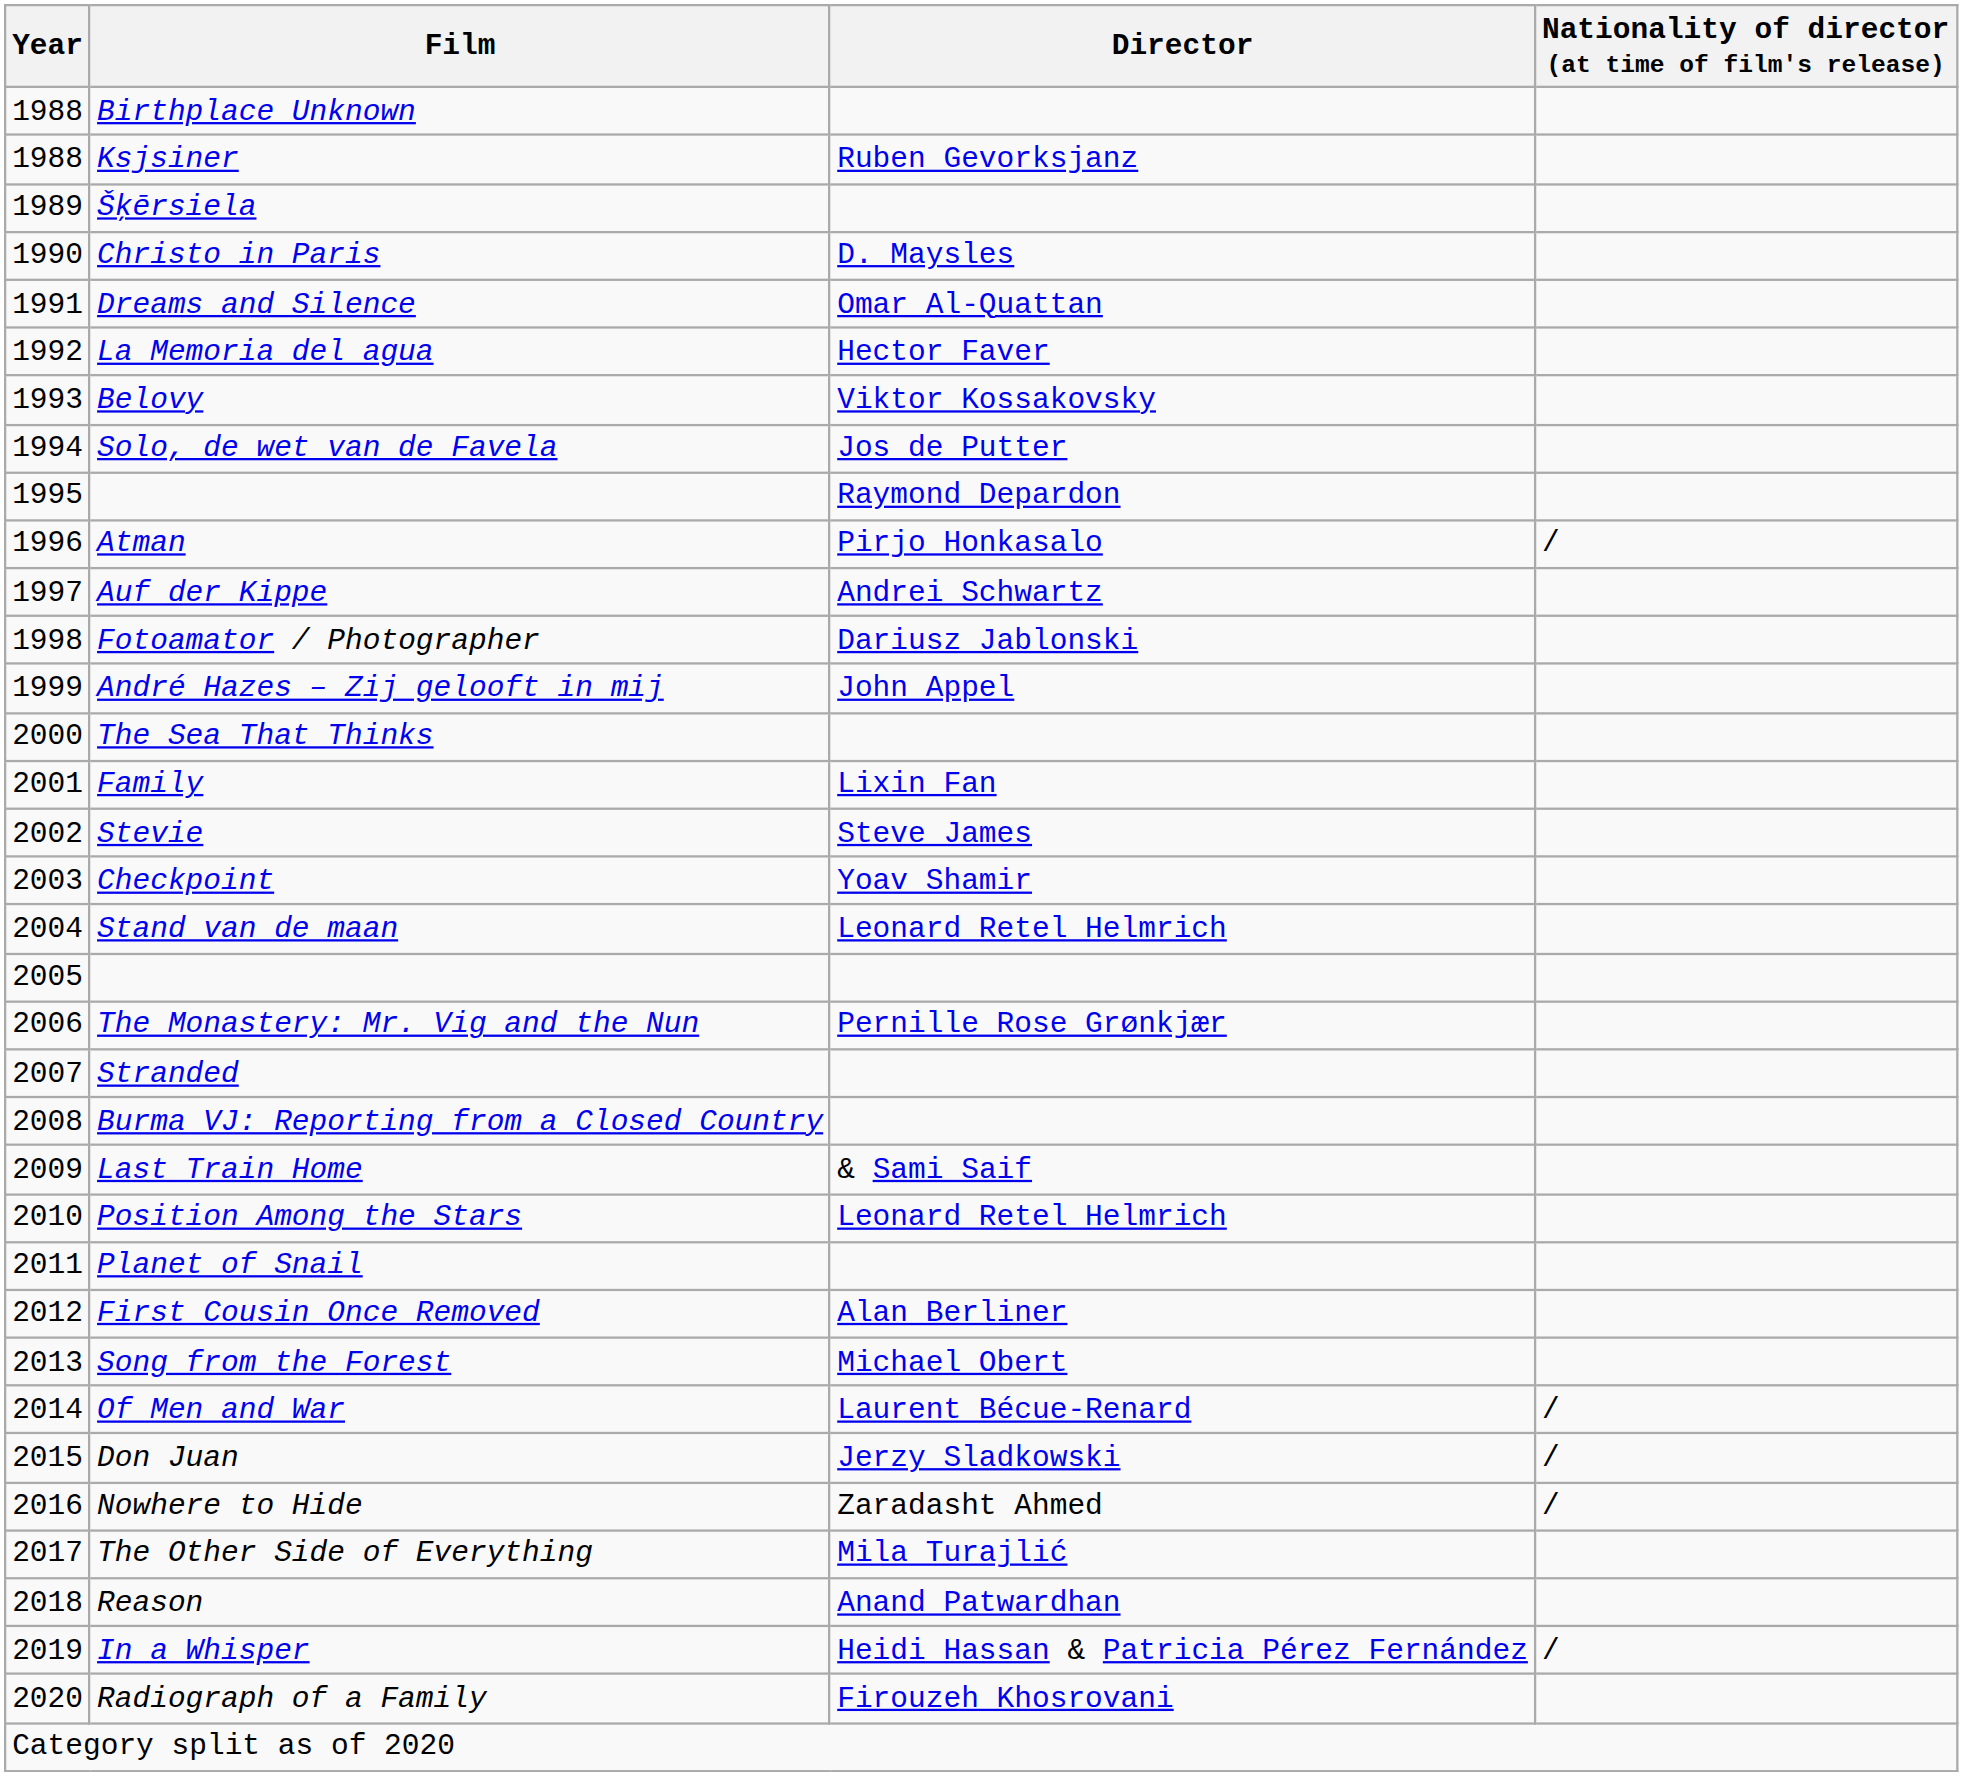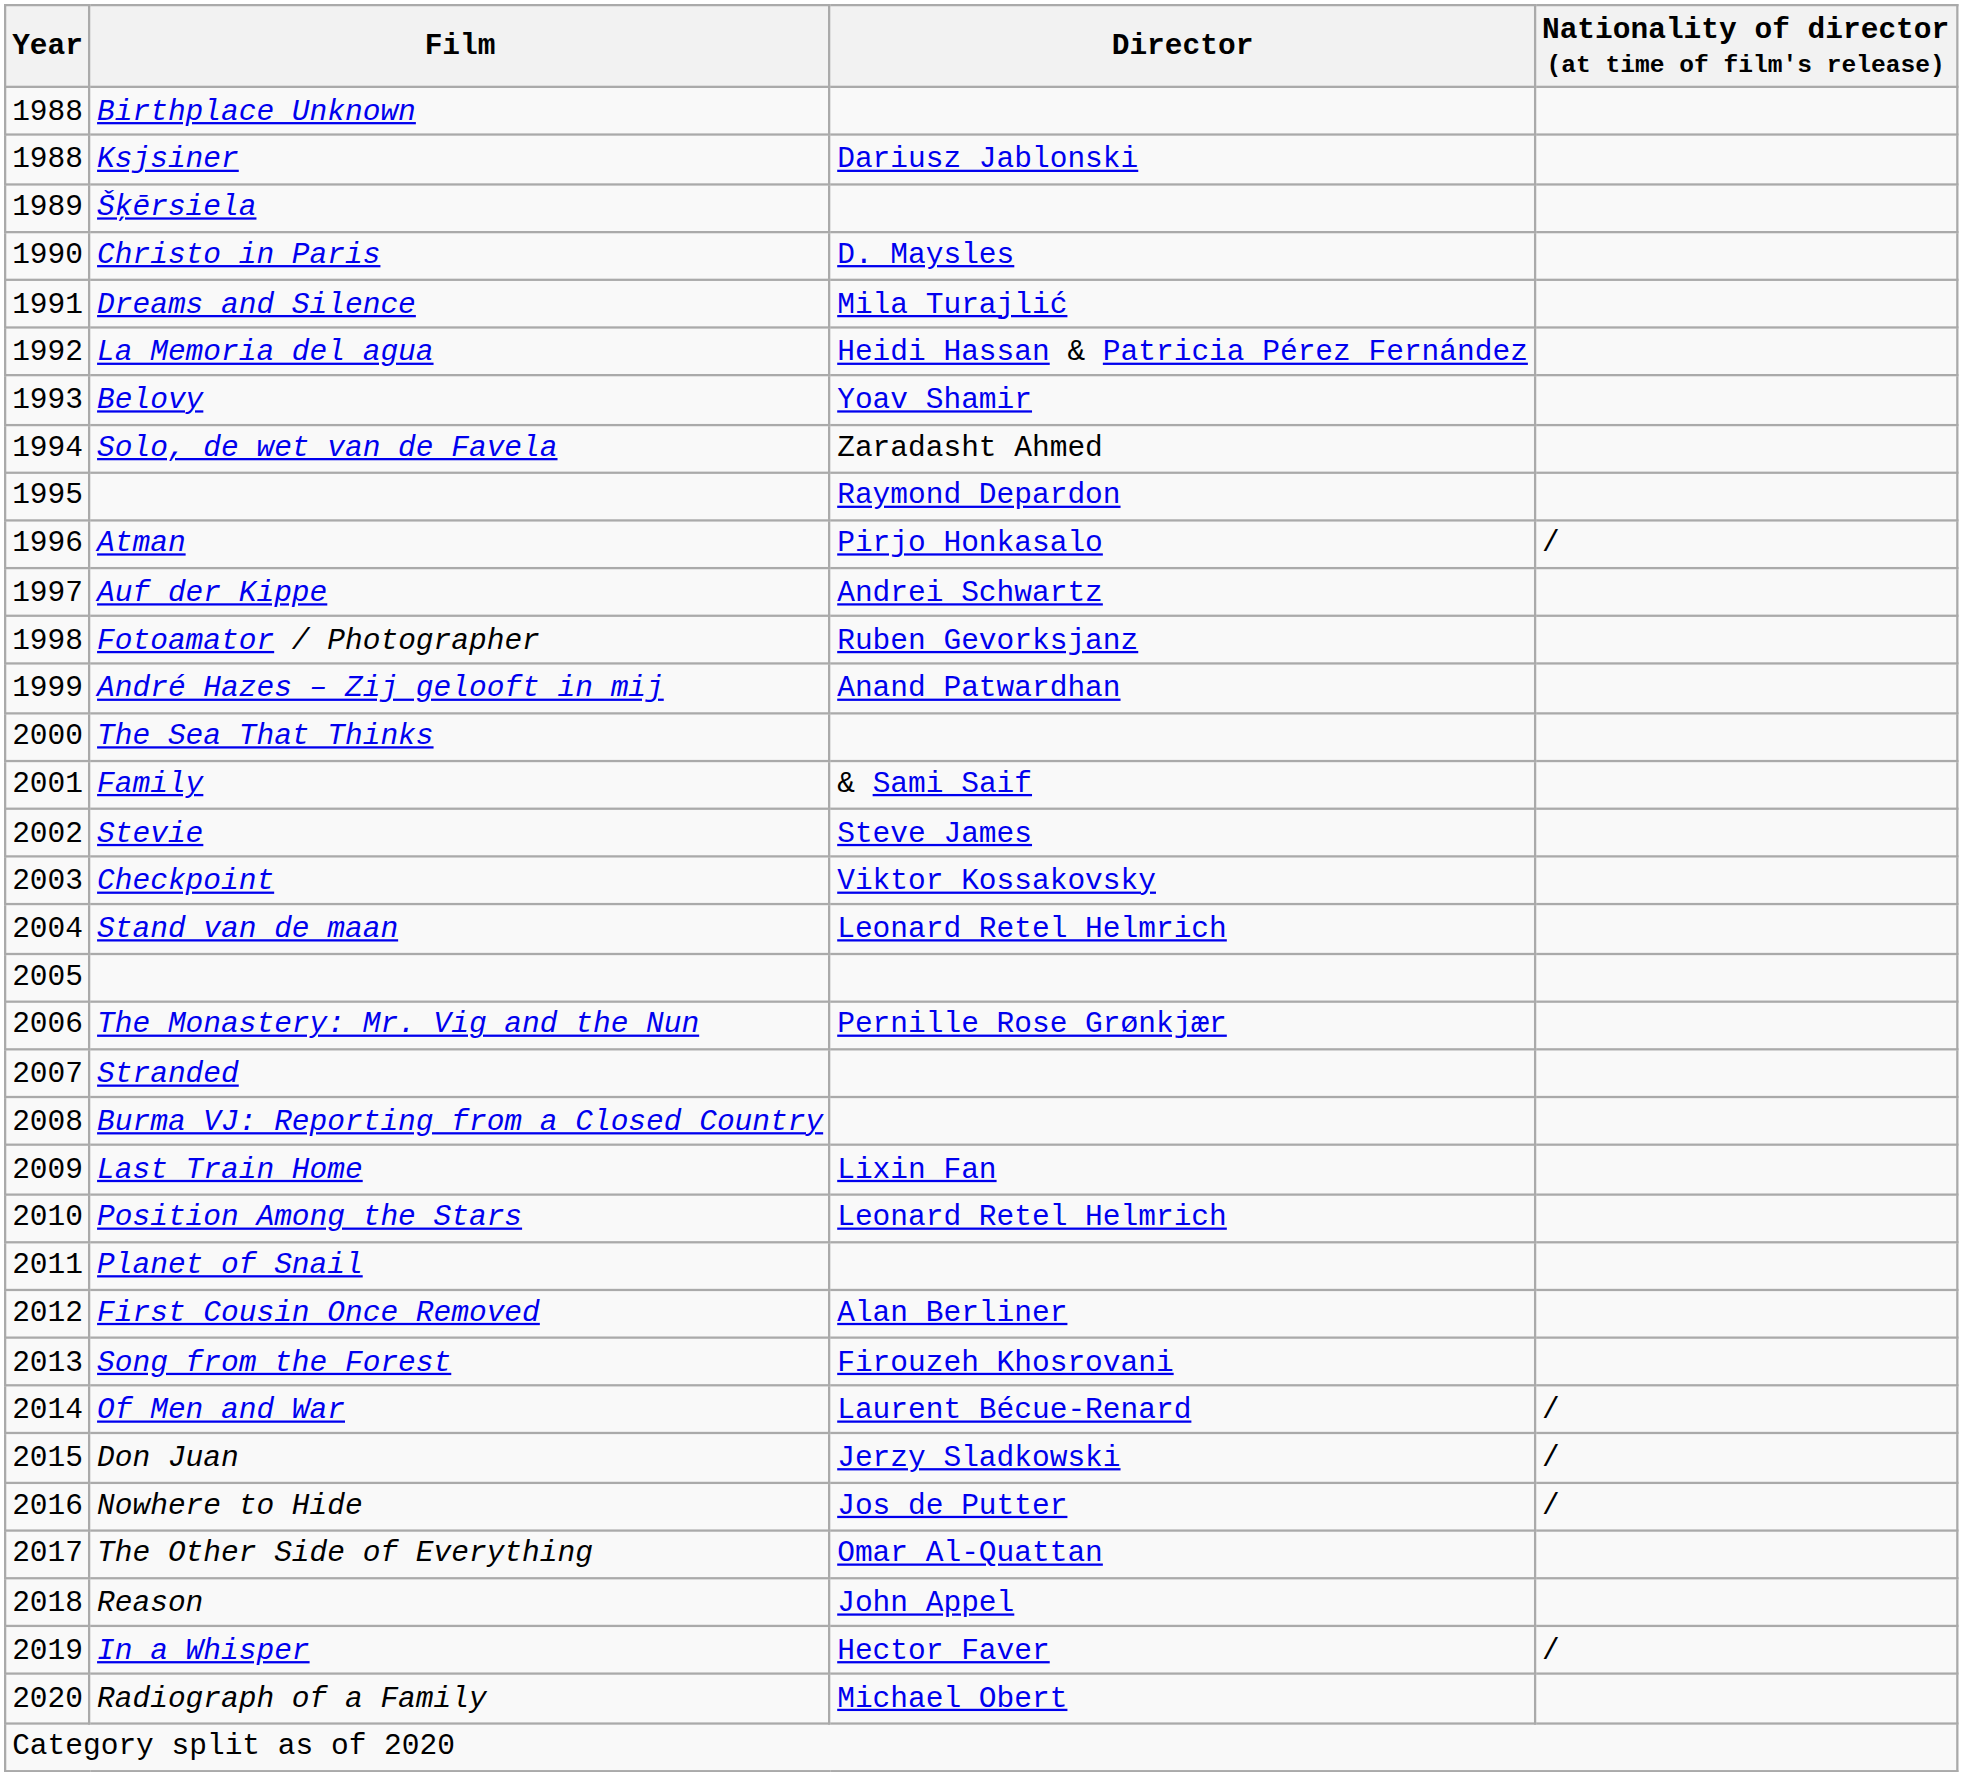(988, 159) Ruben Gevorksjanz -> (988, 159) Dariusz Jablonski
(970, 304) Omar Al-Quattan -> (952, 304) Mila Turajlić
(943, 352) Hector Faver -> (1183, 352) Heidi Hassan & Patricia Pérez Fernández
(997, 400) Viktor Kossakovsky -> (935, 400) Yoav Shamir
(952, 448) Jos de Putter -> (970, 448) Zaradasht Ahmed
(988, 640) Dariusz Jablonski -> (988, 640) Ruben Gevorksjanz
(926, 688) John Appel -> (979, 688) Anand Patwardhan
(917, 785) Lixin Fan -> (935, 785) & Sami Saif
(935, 881) Yoav Shamir -> (997, 881) Viktor Kossakovsky
(935, 1169) & Sami Saif -> (917, 1169) Lixin Fan
(952, 1362) Michael Obert -> (1005, 1362) Firouzeh Khosrovani
(970, 1506) Zaradasht Ahmed -> (952, 1506) Jos de Putter
(952, 1554) Mila Turajlić -> (970, 1554) Omar Al-Quattan
(979, 1602) Anand Patwardhan -> (926, 1602) John Appel
(1183, 1650) Heidi Hassan & Patricia Pérez Fernández -> (943, 1650) Hector Faver
(1005, 1698) Firouzeh Khosrovani -> (952, 1698) Michael Obert
